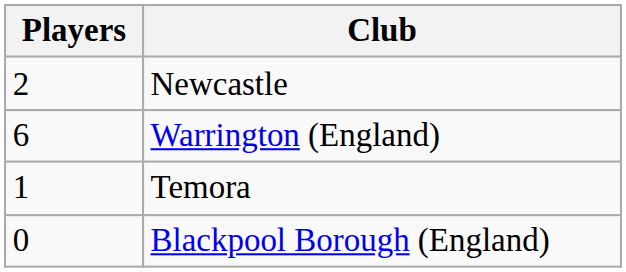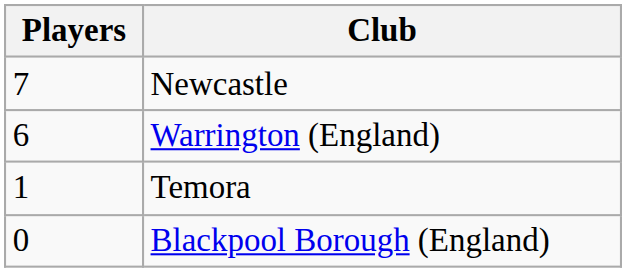(21, 82) 2 -> (21, 82) 7
